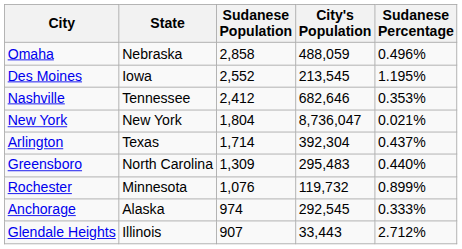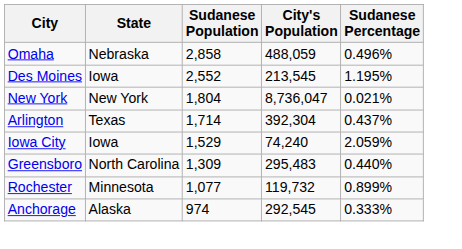- row: (36, 98)
+ row: (37, 143)
(237, 187) 1,076 -> (203, 187) 1,077
- row: (62, 232)
